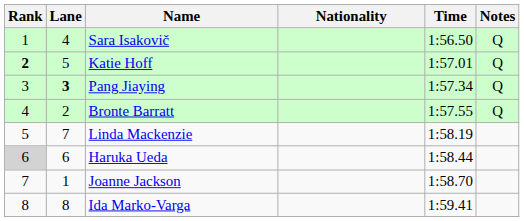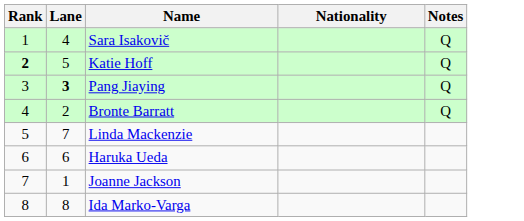- column: (450, 16)
(25, 157) lightgrey background -> (25, 157) no background
